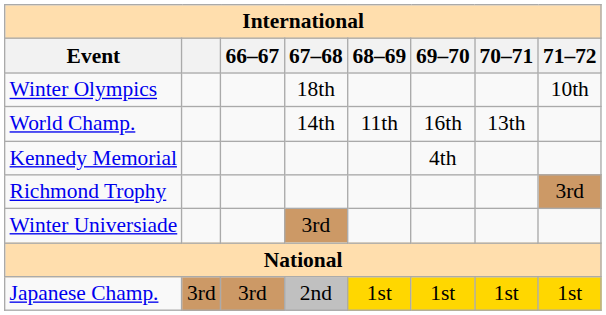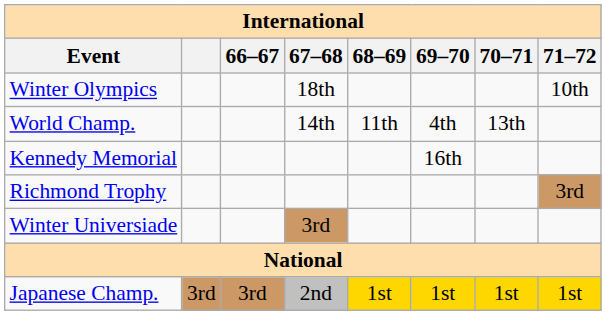(443, 123) 16th -> (443, 123) 4th
(443, 157) 4th -> (443, 157) 16th
